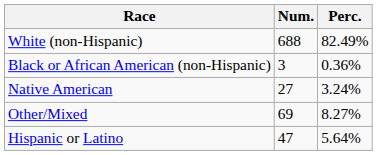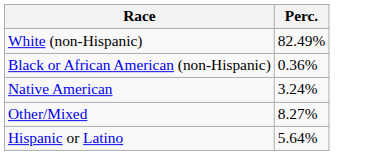- column: (296, 16)
